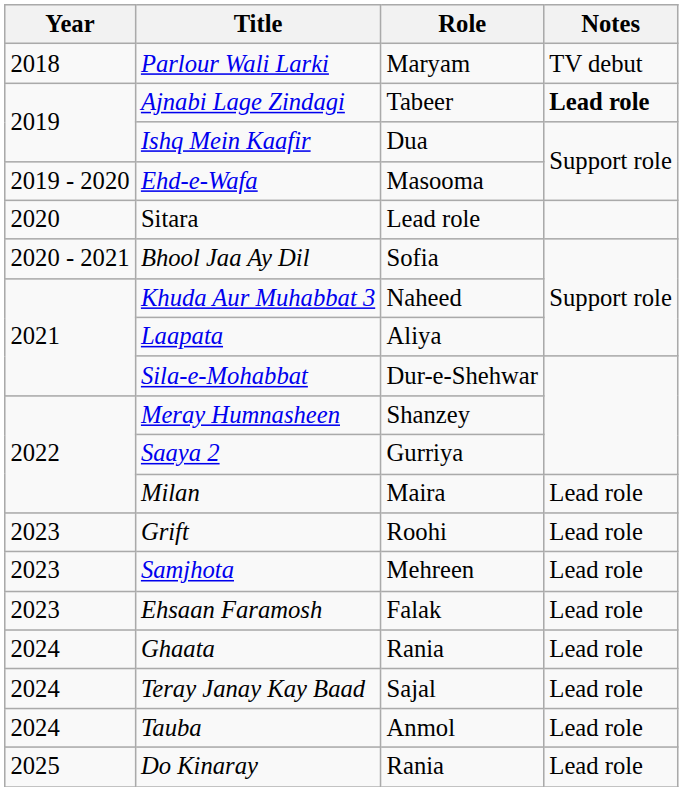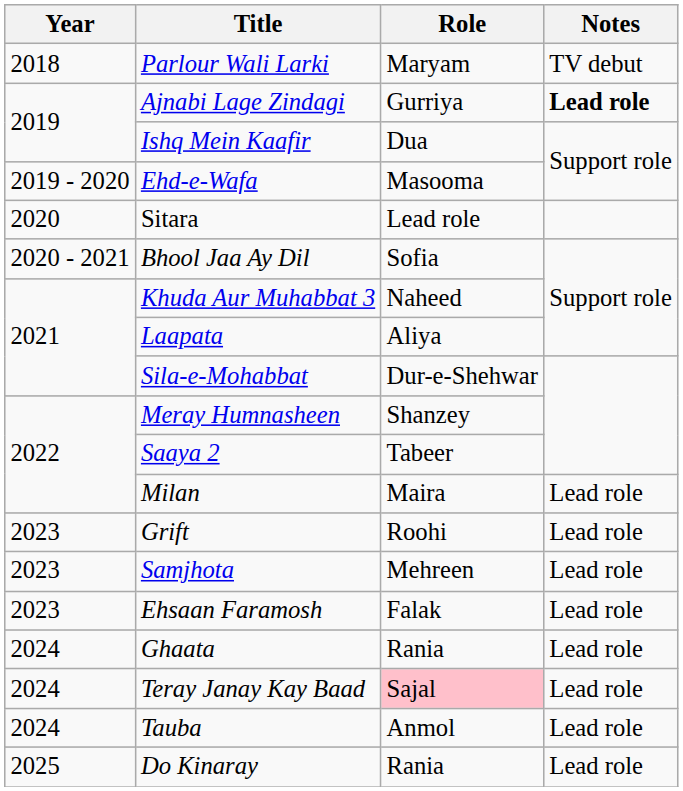(420, 102) Tabeer -> (425, 102) Gurriya
(425, 453) Gurriya -> (420, 453) Tabeer
(411, 688) no background -> (411, 688) pink background
